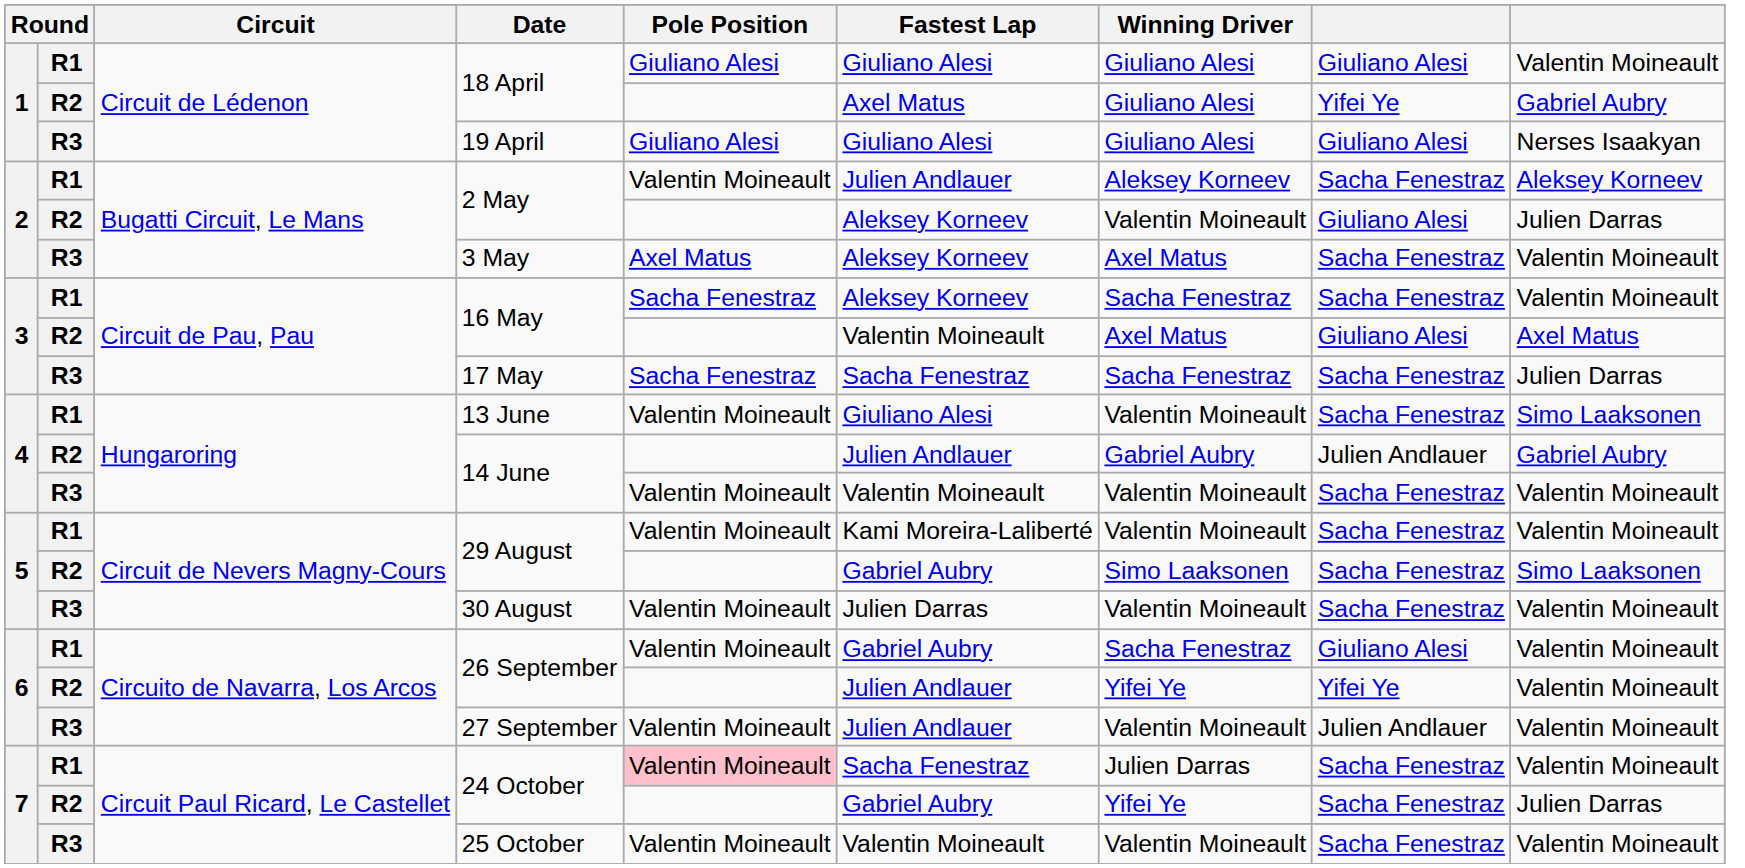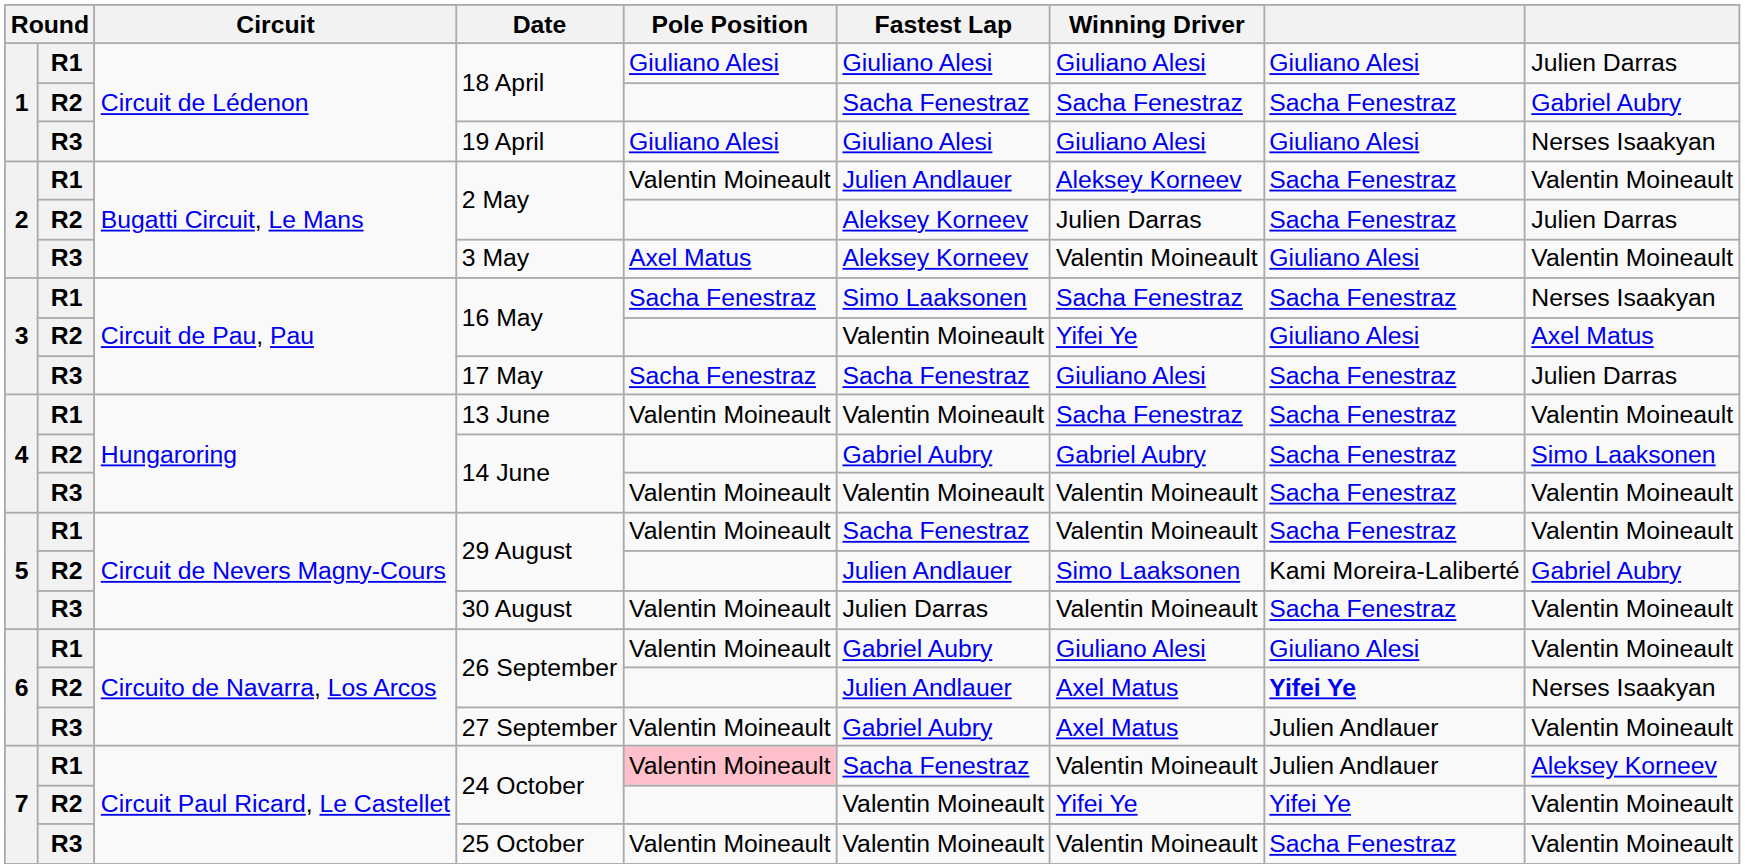(1617, 63) Valentin Moineault -> (1604, 63) Julien Darras
(904, 102) Axel Matus -> (936, 102) Sacha Fenestraz
(1179, 102) Giuliano Alesi -> (1149, 102) Sacha Fenestraz
(1359, 102) Yifei Ye -> (1363, 102) Sacha Fenestraz
(1609, 180) Aleksey Korneev -> (1632, 180) Valentin Moineault
(1205, 219) Valentin Moineault -> (1129, 219) Julien Darras
(1393, 219) Giuliano Alesi -> (1363, 219) Sacha Fenestraz
(1166, 258) Axel Matus -> (1157, 258) Valentin Moineault
(1411, 258) Sacha Fenestraz -> (1344, 258) Giuliano Alesi
(935, 297) Aleksey Korneev -> (935, 297) Simo Laaksonen
(1617, 297) Valentin Moineault -> (1623, 297) Nerses Isaakyan
(1166, 336) Axel Matus -> (1097, 336) Yifei Ye
(1198, 375) Sacha Fenestraz -> (1131, 375) Giuliano Alesi
(917, 414) Giuliano Alesi -> (943, 414) Valentin Moineault
(1205, 414) Valentin Moineault -> (1149, 414) Sacha Fenestraz
(1609, 414) Simo Laaksonen -> (1632, 414) Valentin Moineault
(927, 453) Julien Andlauer -> (917, 453) Gabriel Aubry
(1402, 453) Julien Andlauer -> (1363, 453) Sacha Fenestraz
(1592, 453) Gabriel Aubry -> (1623, 453) Simo Laaksonen
(968, 531) Kami Moreira-Laliberté -> (936, 531) Sacha Fenestraz
(917, 570) Gabriel Aubry -> (927, 570) Julien Andlauer
(1411, 570) Sacha Fenestraz -> (1394, 570) Kami Moreira-Laliberté
(1609, 570) Simo Laaksonen -> (1606, 570) Gabriel Aubry
(1198, 648) Sacha Fenestraz -> (1131, 648) Giuliano Alesi
(1145, 687) Yifei Ye -> (1117, 687) Axel Matus
(1359, 687) normal -> (1313, 687) bold
(1617, 687) Valentin Moineault -> (1623, 687) Nerses Isaakyan
(927, 726) Julien Andlauer -> (917, 726) Gabriel Aubry
(1205, 726) Valentin Moineault -> (1117, 726) Axel Matus
(1177, 765) Julien Darras -> (1157, 765) Valentin Moineault
(1411, 765) Sacha Fenestraz -> (1354, 765) Julien Andlauer
(1617, 765) Valentin Moineault -> (1624, 765) Aleksey Korneev
(917, 804) Gabriel Aubry -> (943, 804) Valentin Moineault
(1411, 804) Sacha Fenestraz -> (1310, 804) Yifei Ye
(1590, 804) Julien Darras -> (1632, 804) Valentin Moineault
